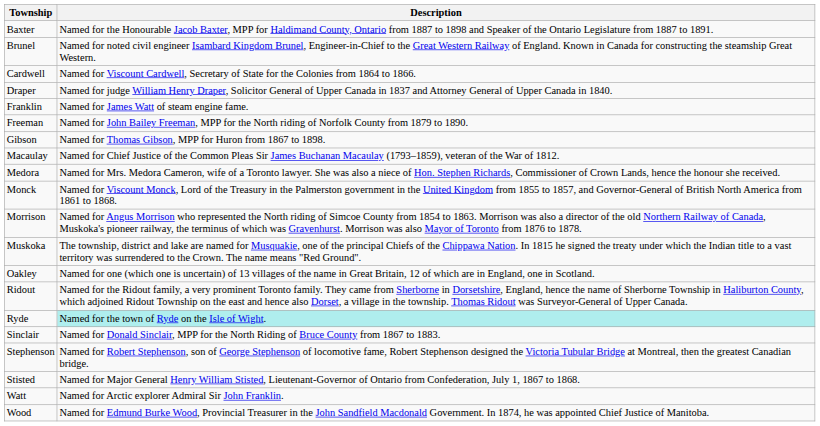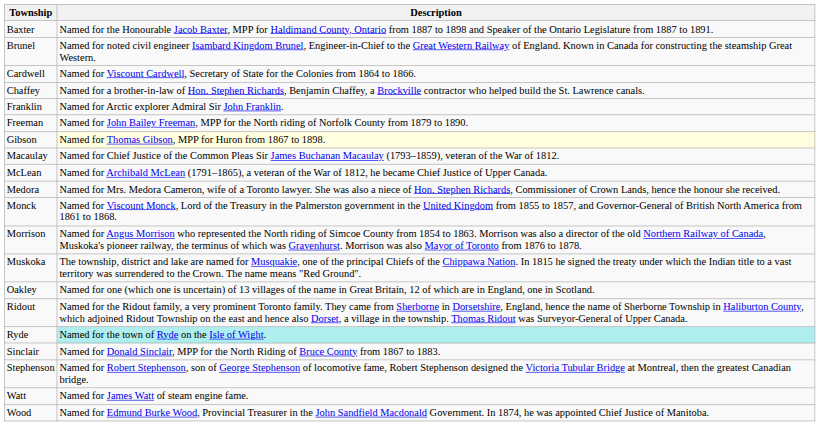+ row: (23, 90)
- row: (21, 90)
(154, 106) Named for James Watt of steam engine fame. -> (172, 106) Named for Arctic explorer Admiral Sir John Franklin.
(192, 139) no background -> (192, 139) lightyellow background
+ row: (24, 172)
- row: (21, 379)
(172, 396) Named for Arctic explorer Admiral Sir John Franklin. -> (154, 396) Named for James Watt of steam engine fame.
